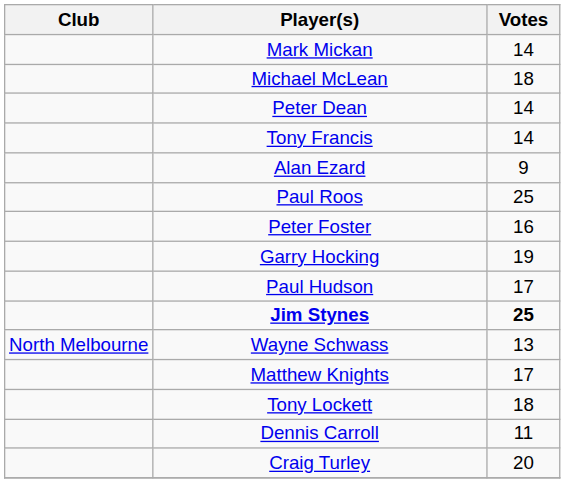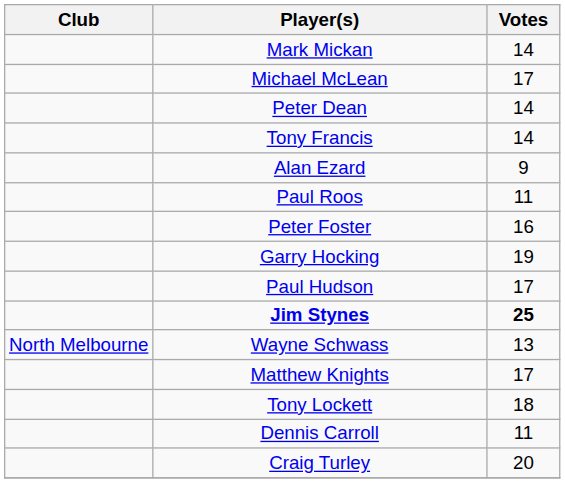(523, 79) 18 -> (523, 79) 17
(523, 197) 25 -> (523, 197) 11
